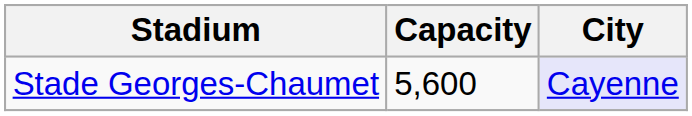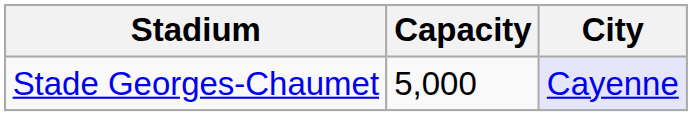(435, 82) 5,600 -> (435, 82) 5,000
